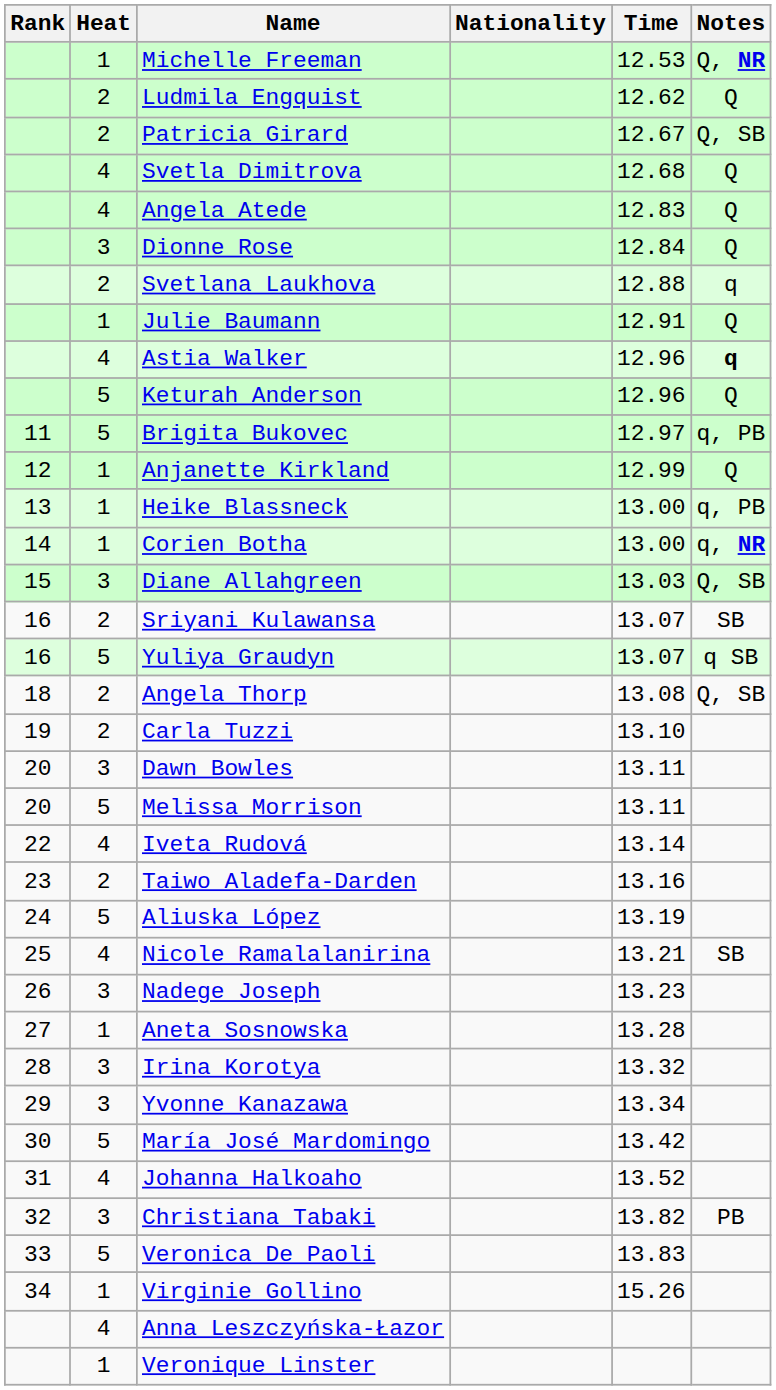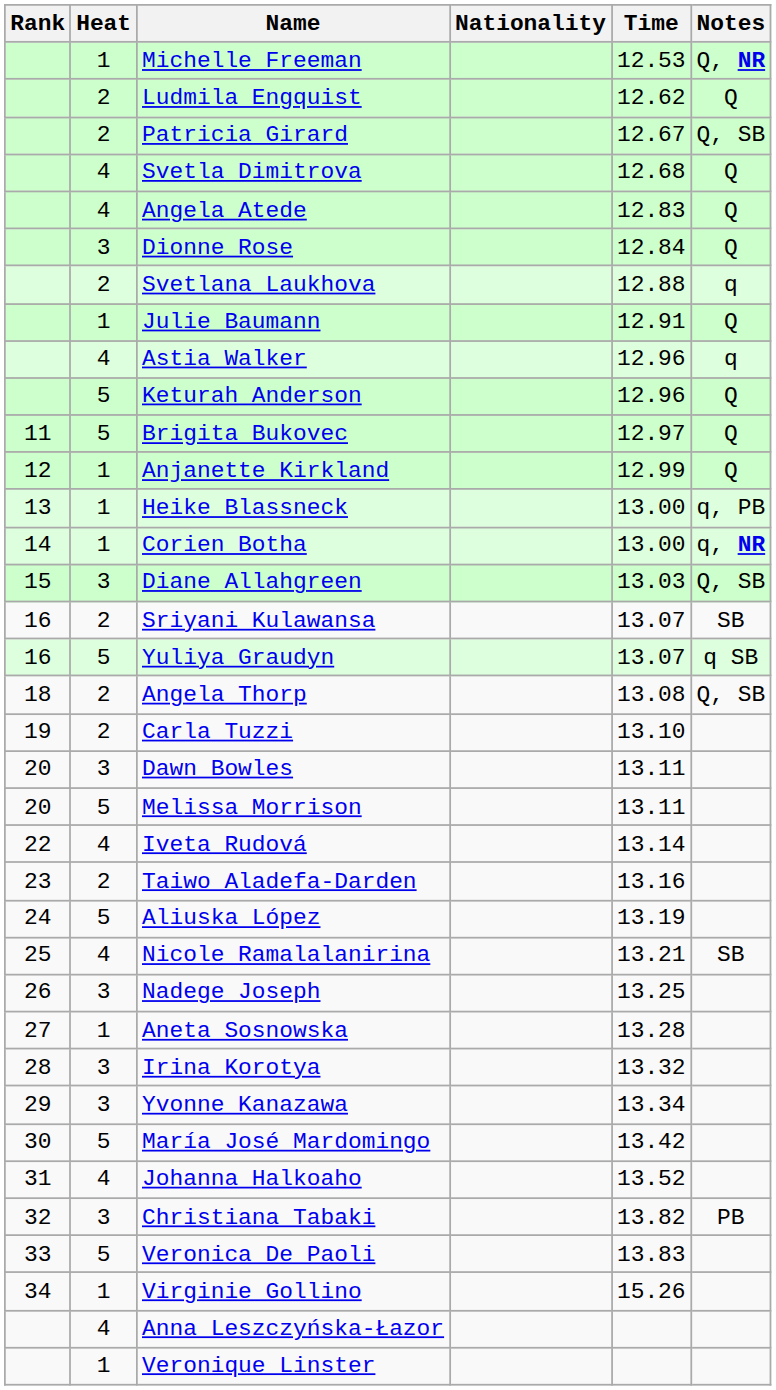(731, 359) bold -> (731, 359) normal
(731, 434) q, PB -> (731, 434) Q
(651, 993) 13.23 -> (651, 993) 13.25
